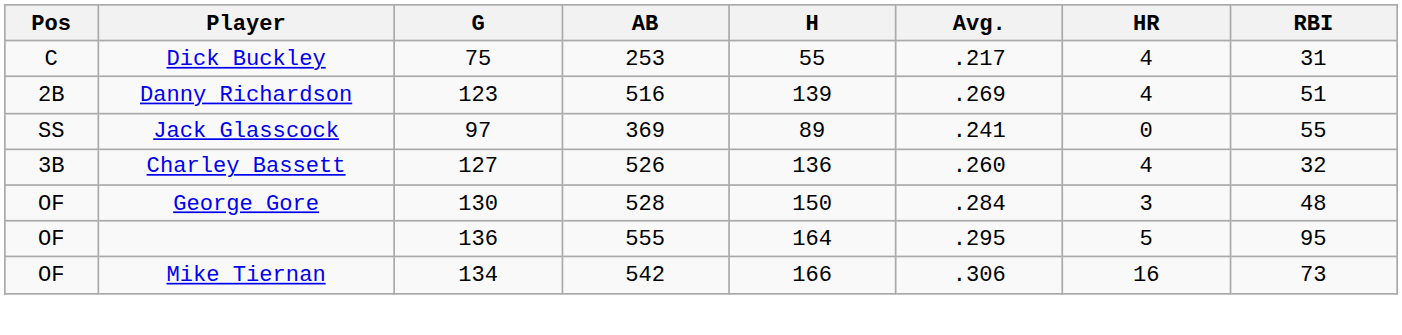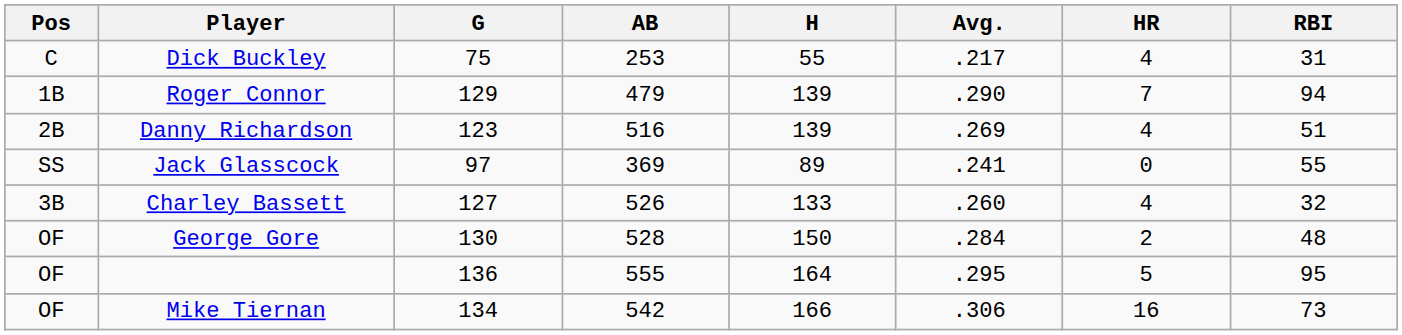+ row: (246, 95)
(812, 167) 136 -> (812, 203) 133
(1146, 203) 3 -> (1146, 239) 2
